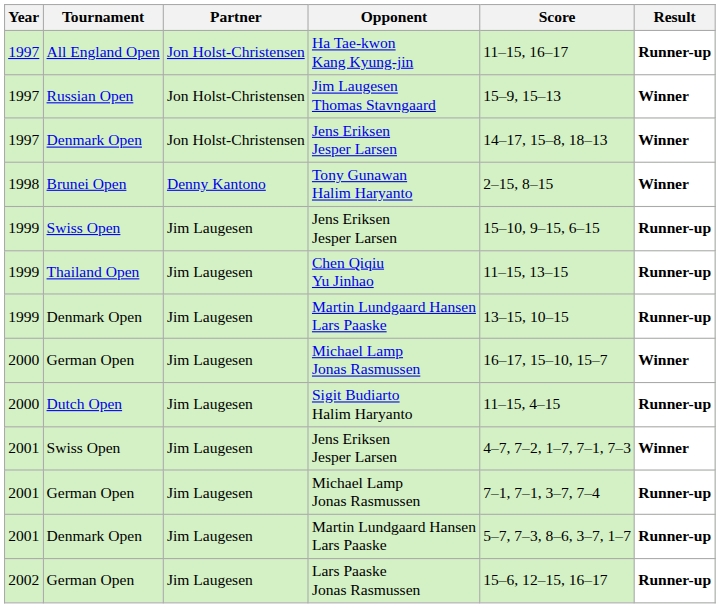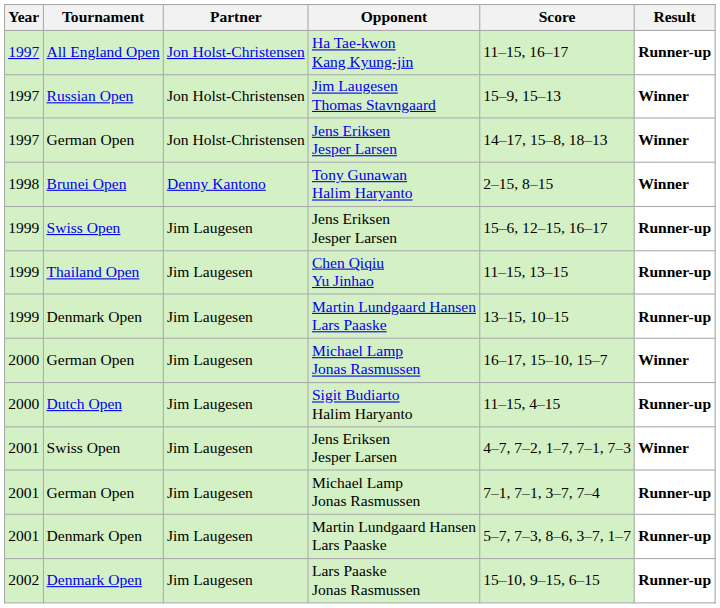(94, 140) Denmark Open -> (90, 140) German Open
(542, 228) 15–10, 9–15, 6–15 -> (545, 228) 15–6, 12–15, 16–17
(90, 580) German Open -> (94, 580) Denmark Open
(545, 580) 15–6, 12–15, 16–17 -> (542, 580) 15–10, 9–15, 6–15
